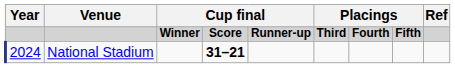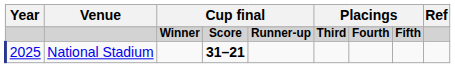(25, 52) 2024 -> (25, 52) 2025
